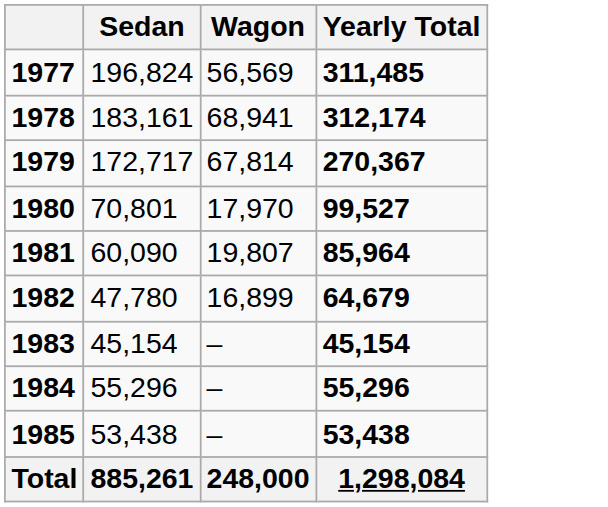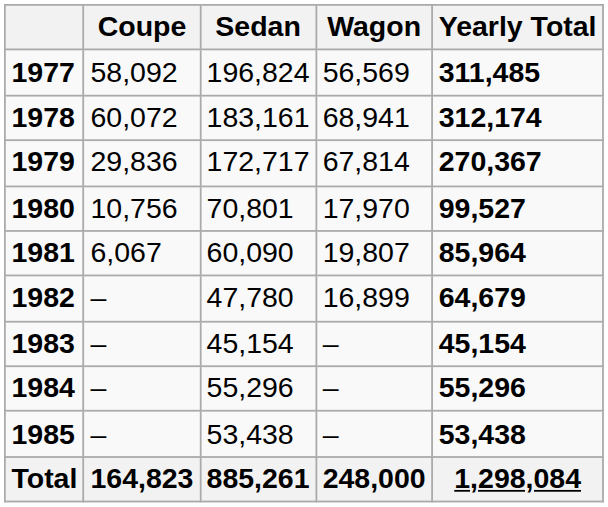+ column: (142, 27)
